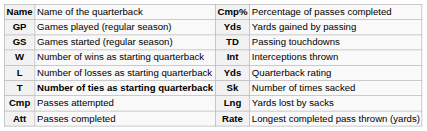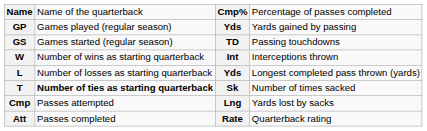(292, 73) Quarterback rating -> (336, 73) Longest completed pass thrown (yards)
(336, 118) Longest completed pass thrown (yards) -> (292, 118) Quarterback rating
